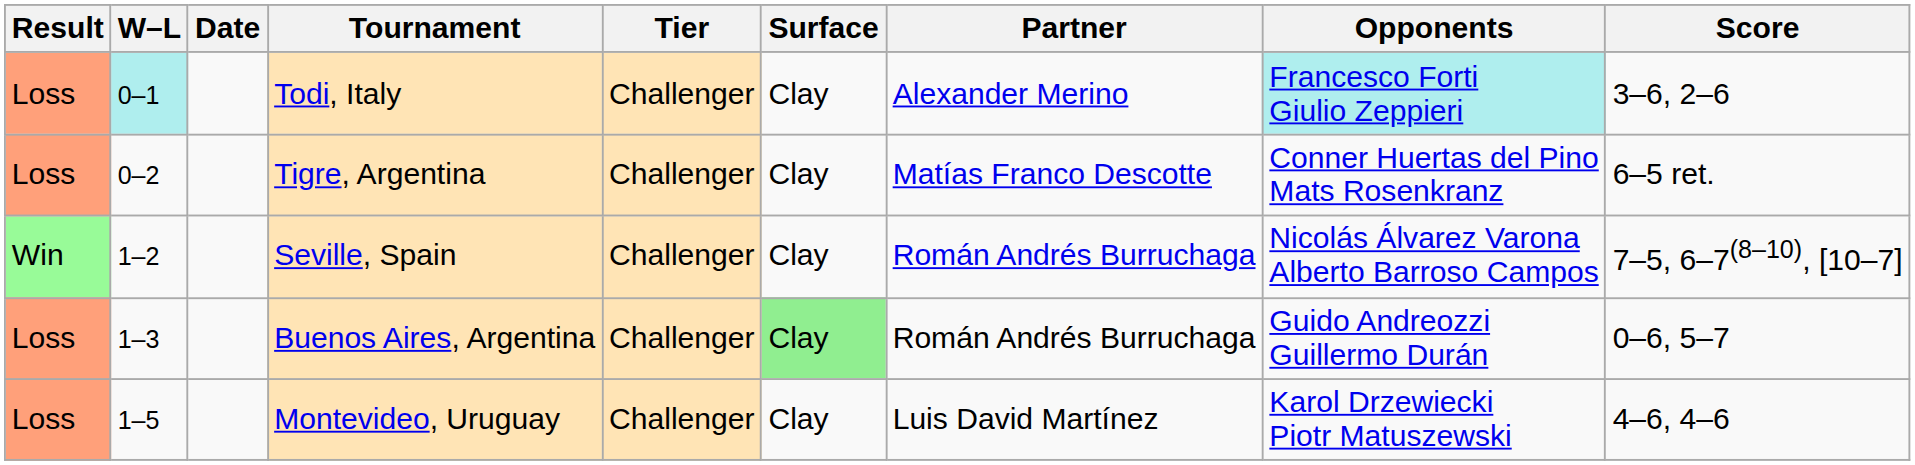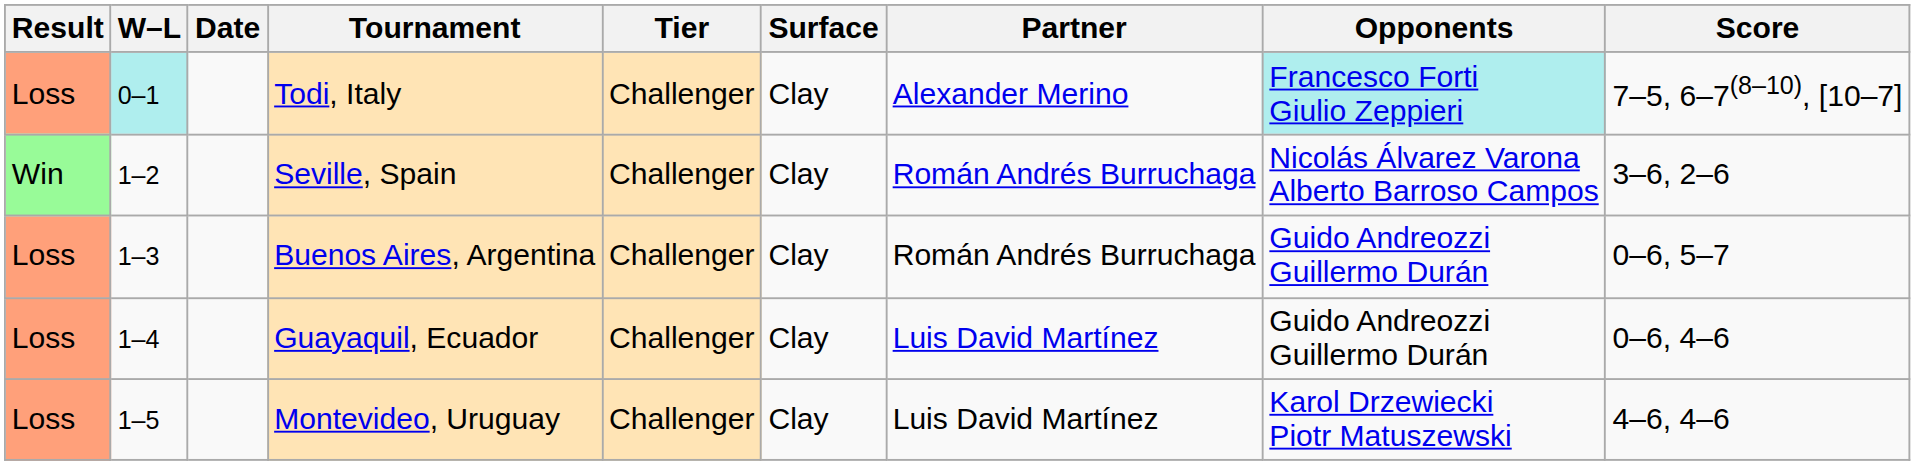(1671, 92) 3–6, 2–6 -> (1758, 92) 7–5, 6–7(8–10), [10–7]
- row: (380, 174)
(1758, 256) 7–5, 6–7(8–10), [10–7] -> (1671, 174) 3–6, 2–6
(799, 337) lightgreen background -> (799, 256) no background
+ row: (406, 337)
